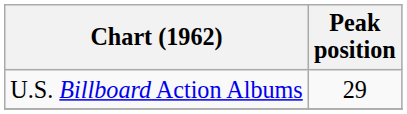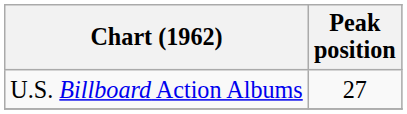(355, 89) 29 -> (355, 89) 27
